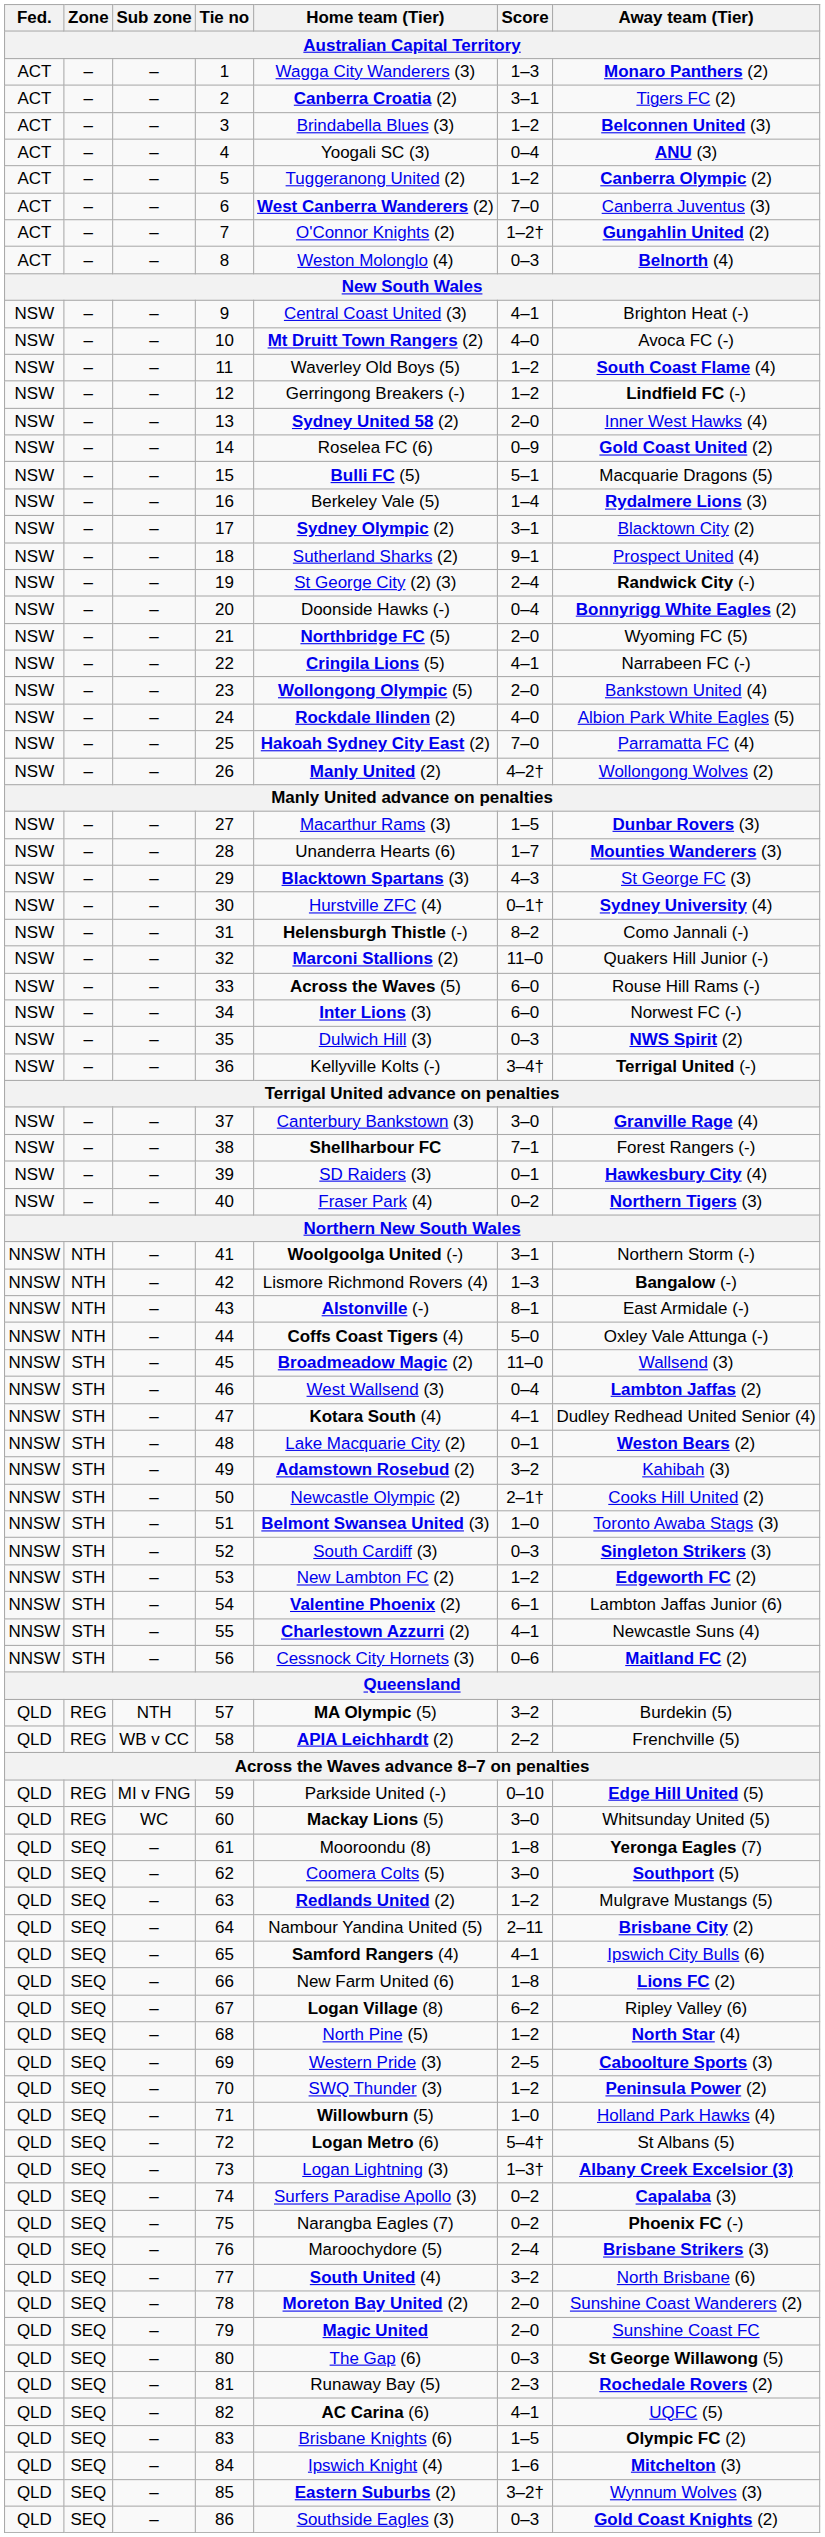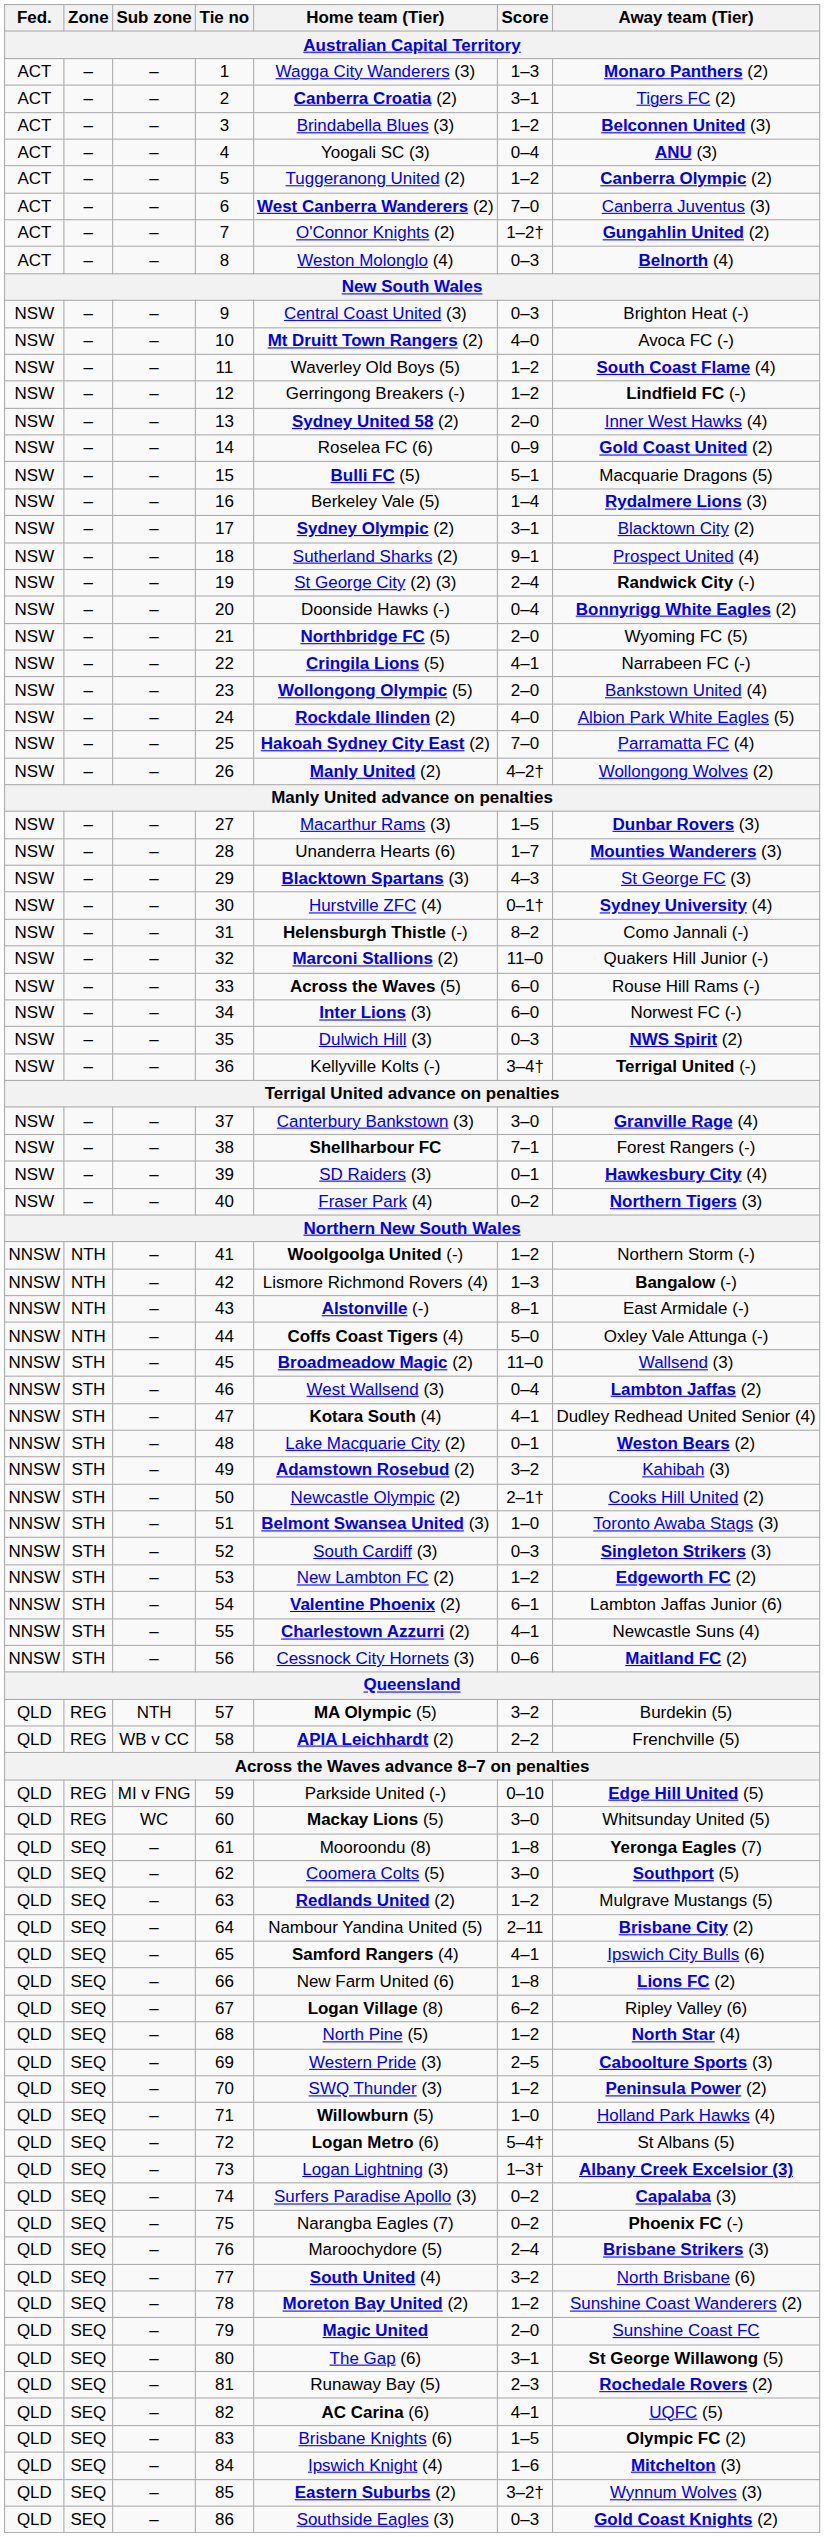(525, 313) 4–1 -> (525, 313) 0–3
(525, 1255) 3–1 -> (525, 1255) 1–2
(525, 2304) 2–0 -> (525, 2304) 1–2
(525, 2358) 0–3 -> (525, 2358) 3–1
